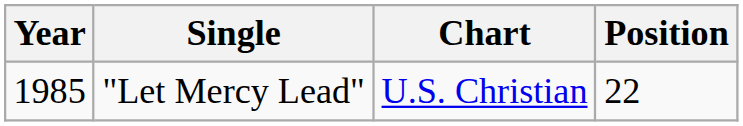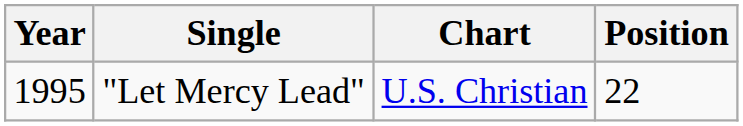(50, 90) 1985 -> (50, 90) 1995
